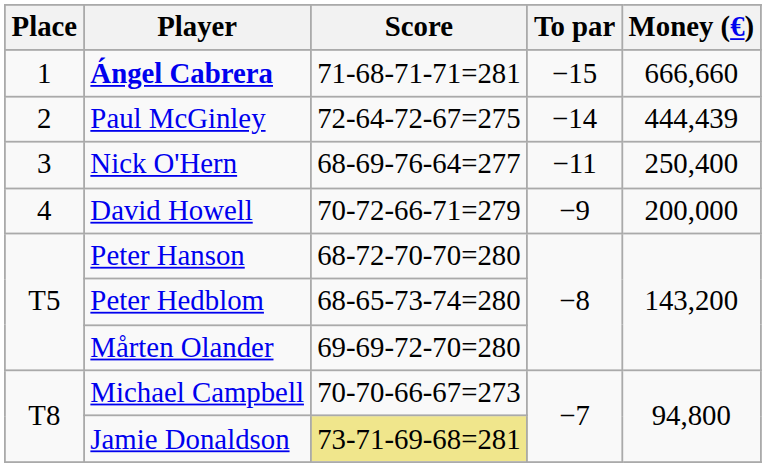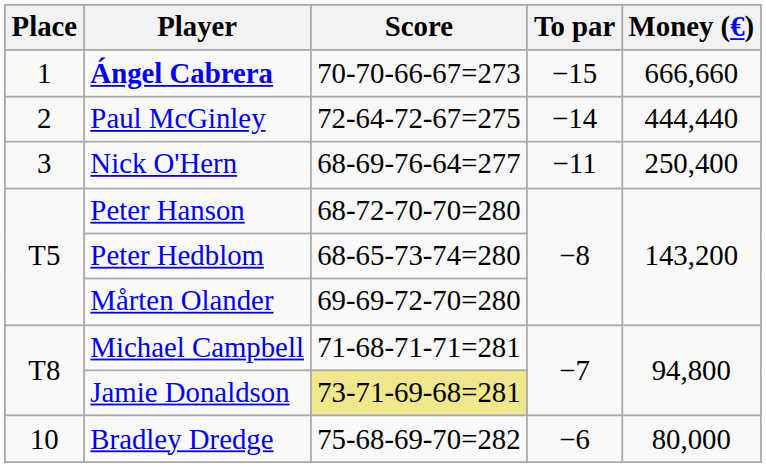(419, 73) 71-68-71-71=281 -> (419, 73) 70-70-66-67=273
(691, 118) 444,439 -> (691, 118) 444,440
- row: (172, 210)
(419, 392) 70-70-66-67=273 -> (419, 347) 71-68-71-71=281
+ row: (182, 438)
